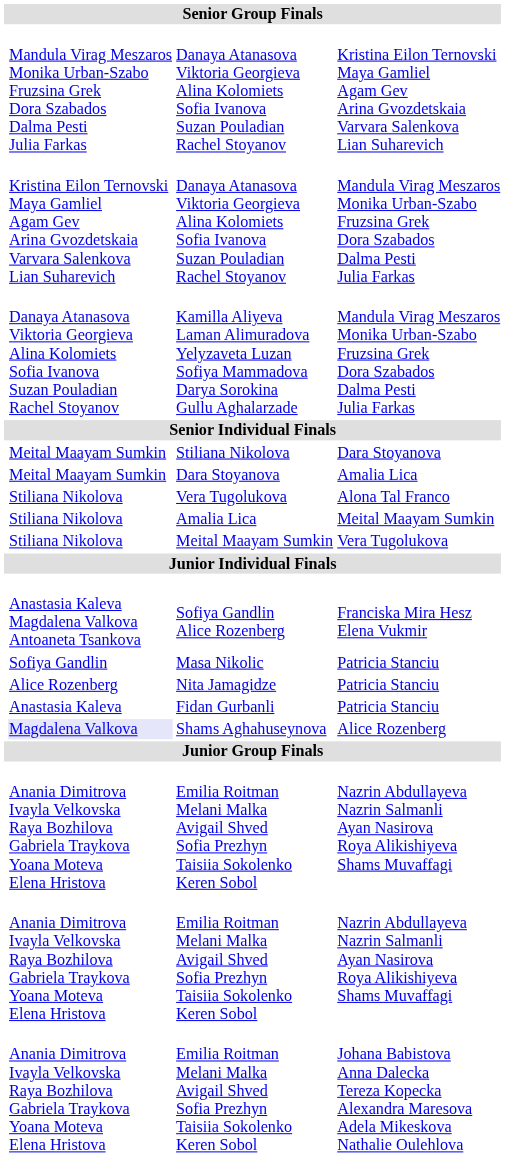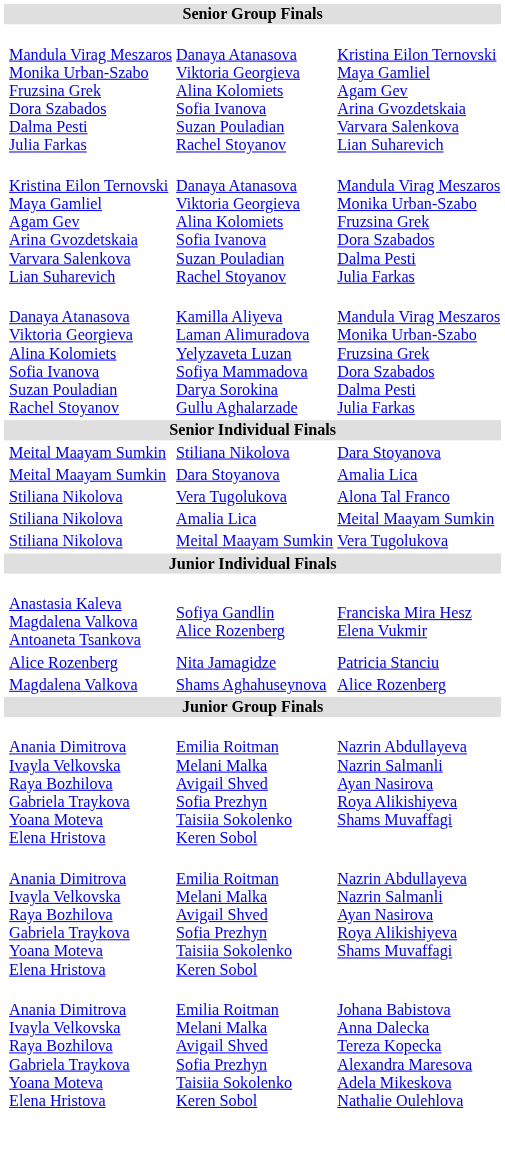- row: (220, 662)
- row: (225, 706)
(73, 729) lavender background -> (73, 684) no background
